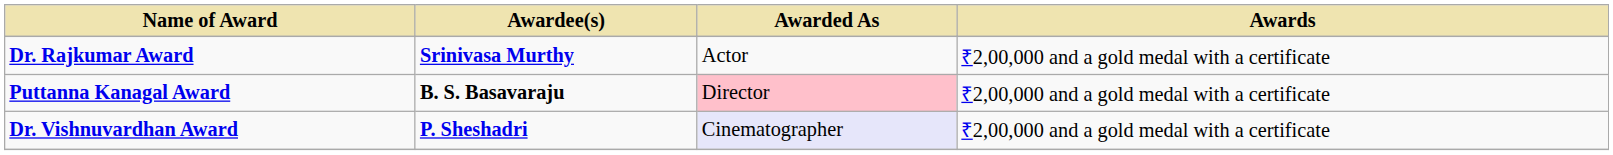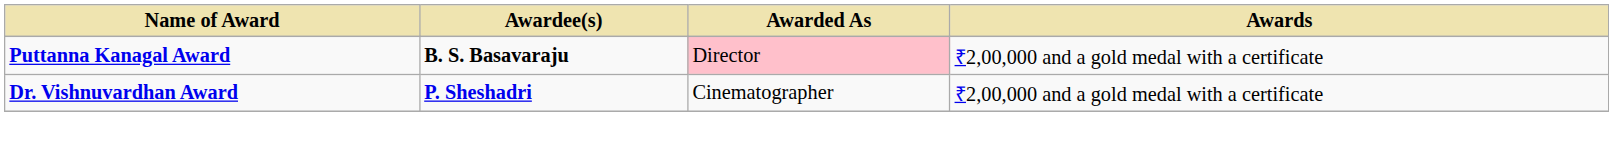- row: (101, 55)
(772, 129) lavender background -> (763, 92) no background
